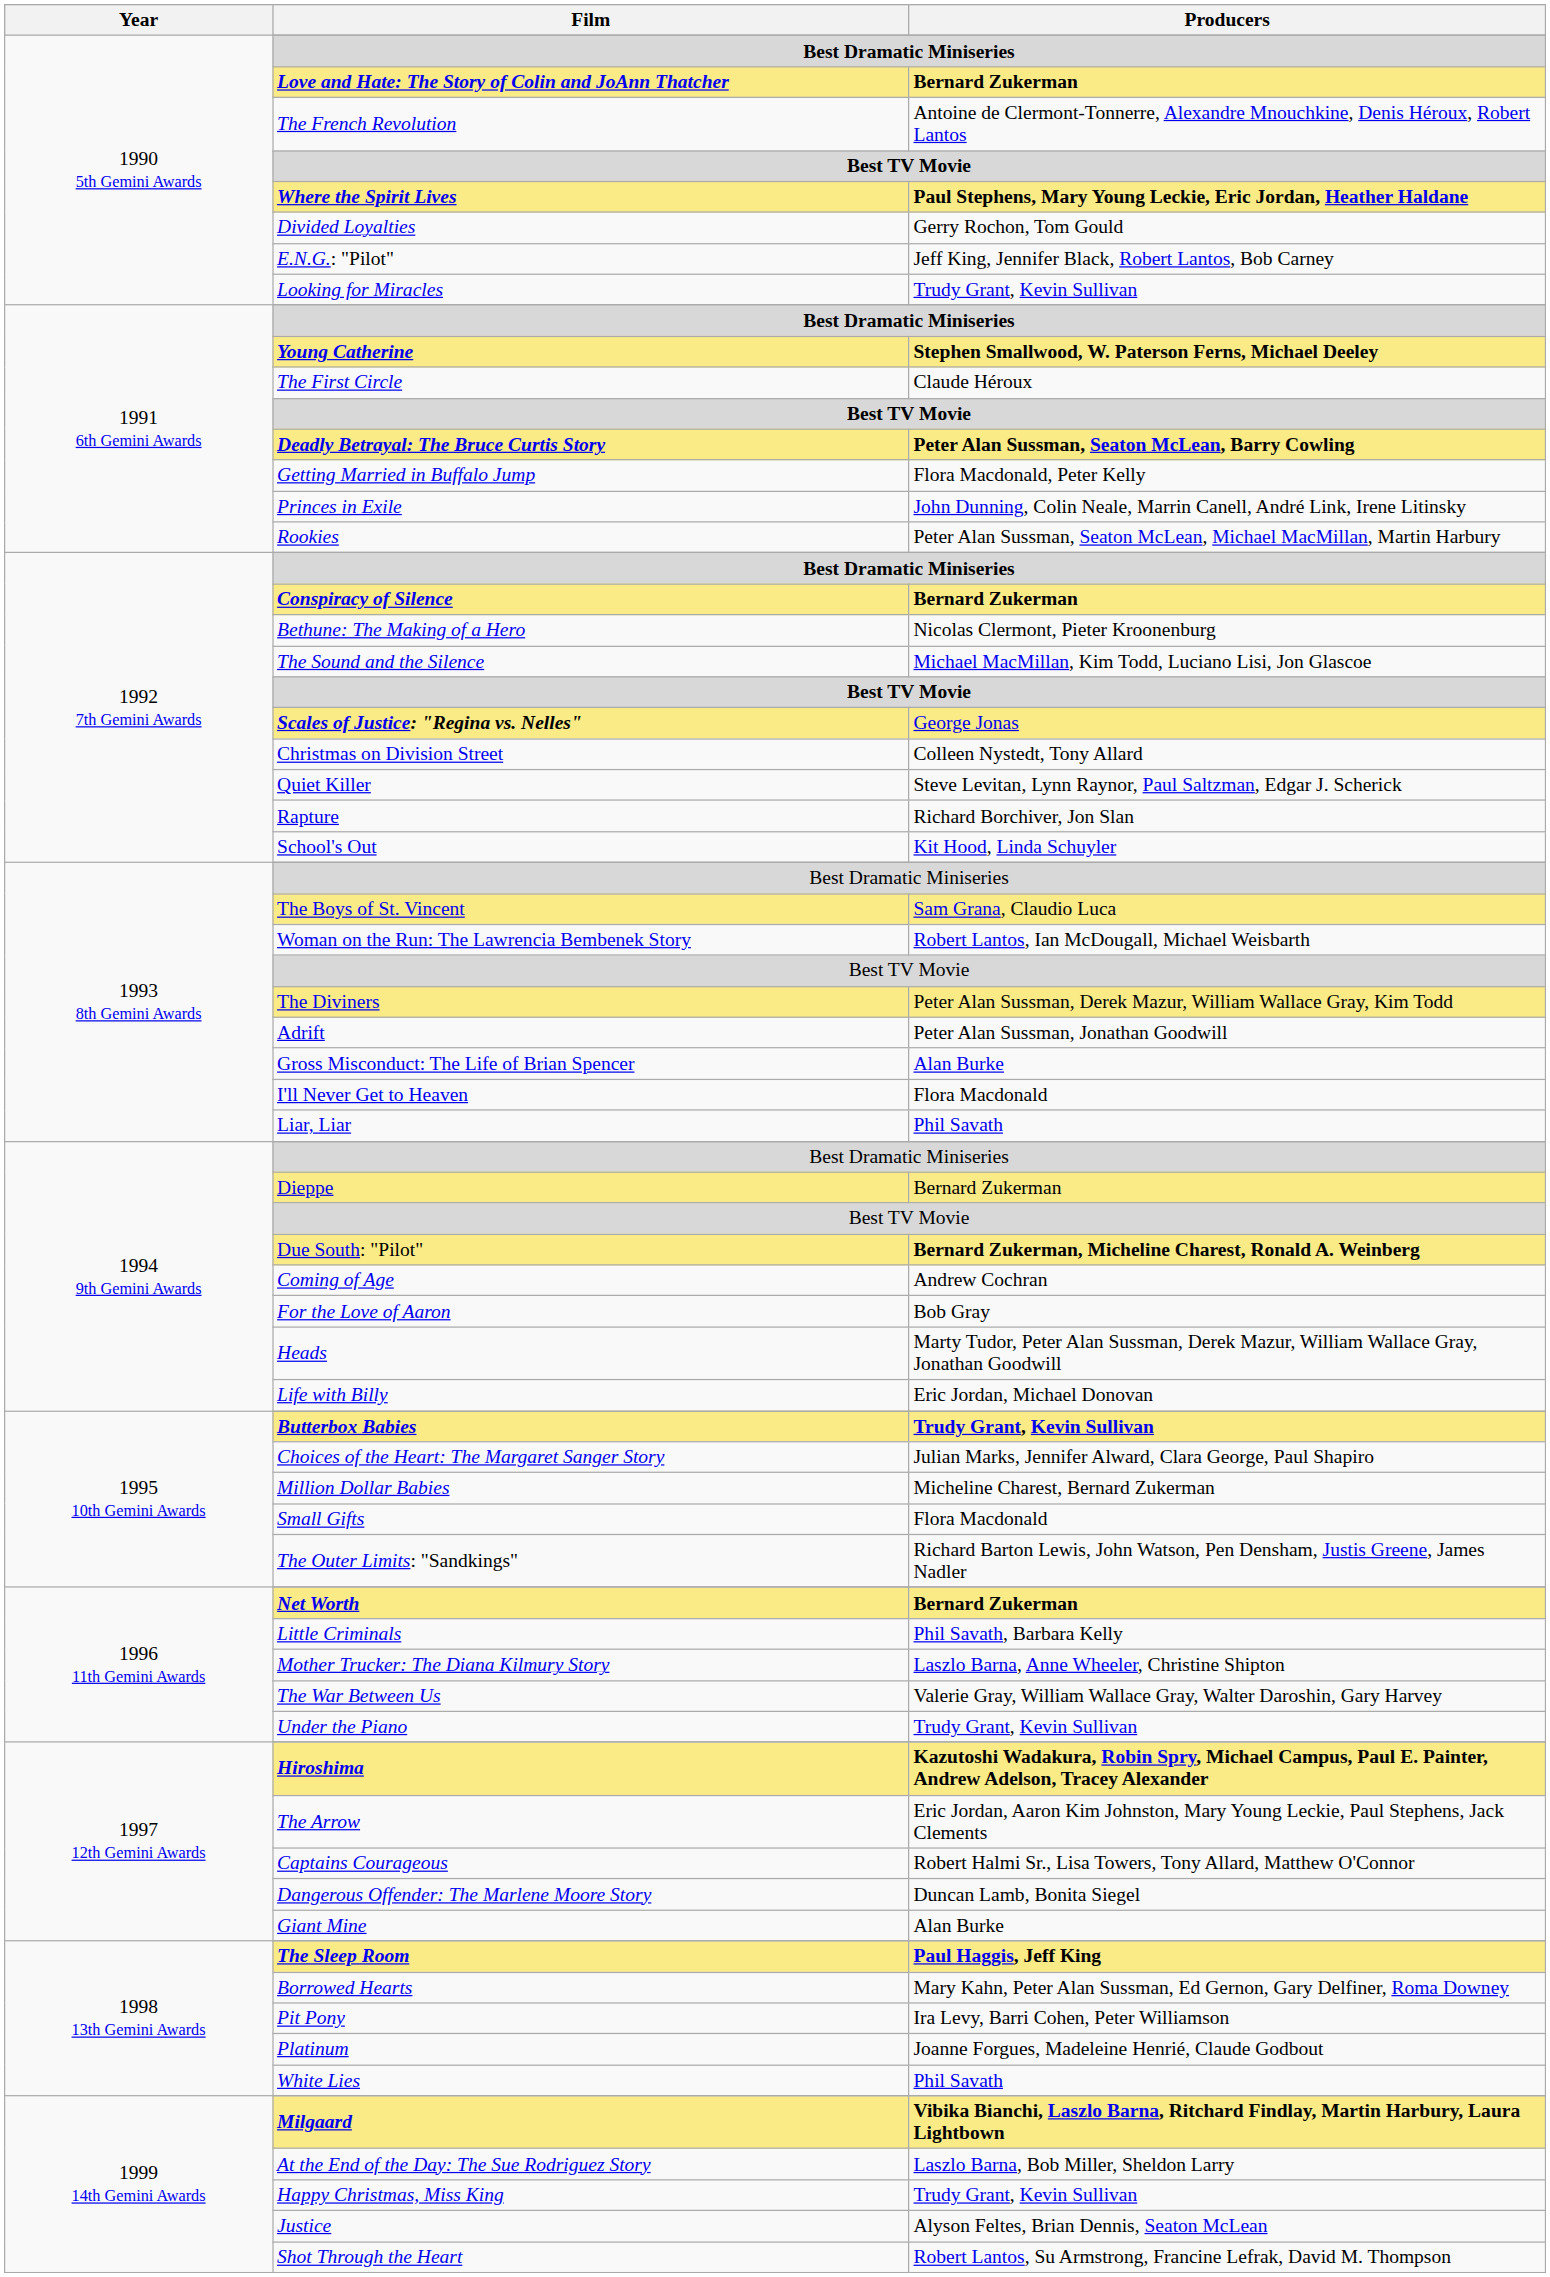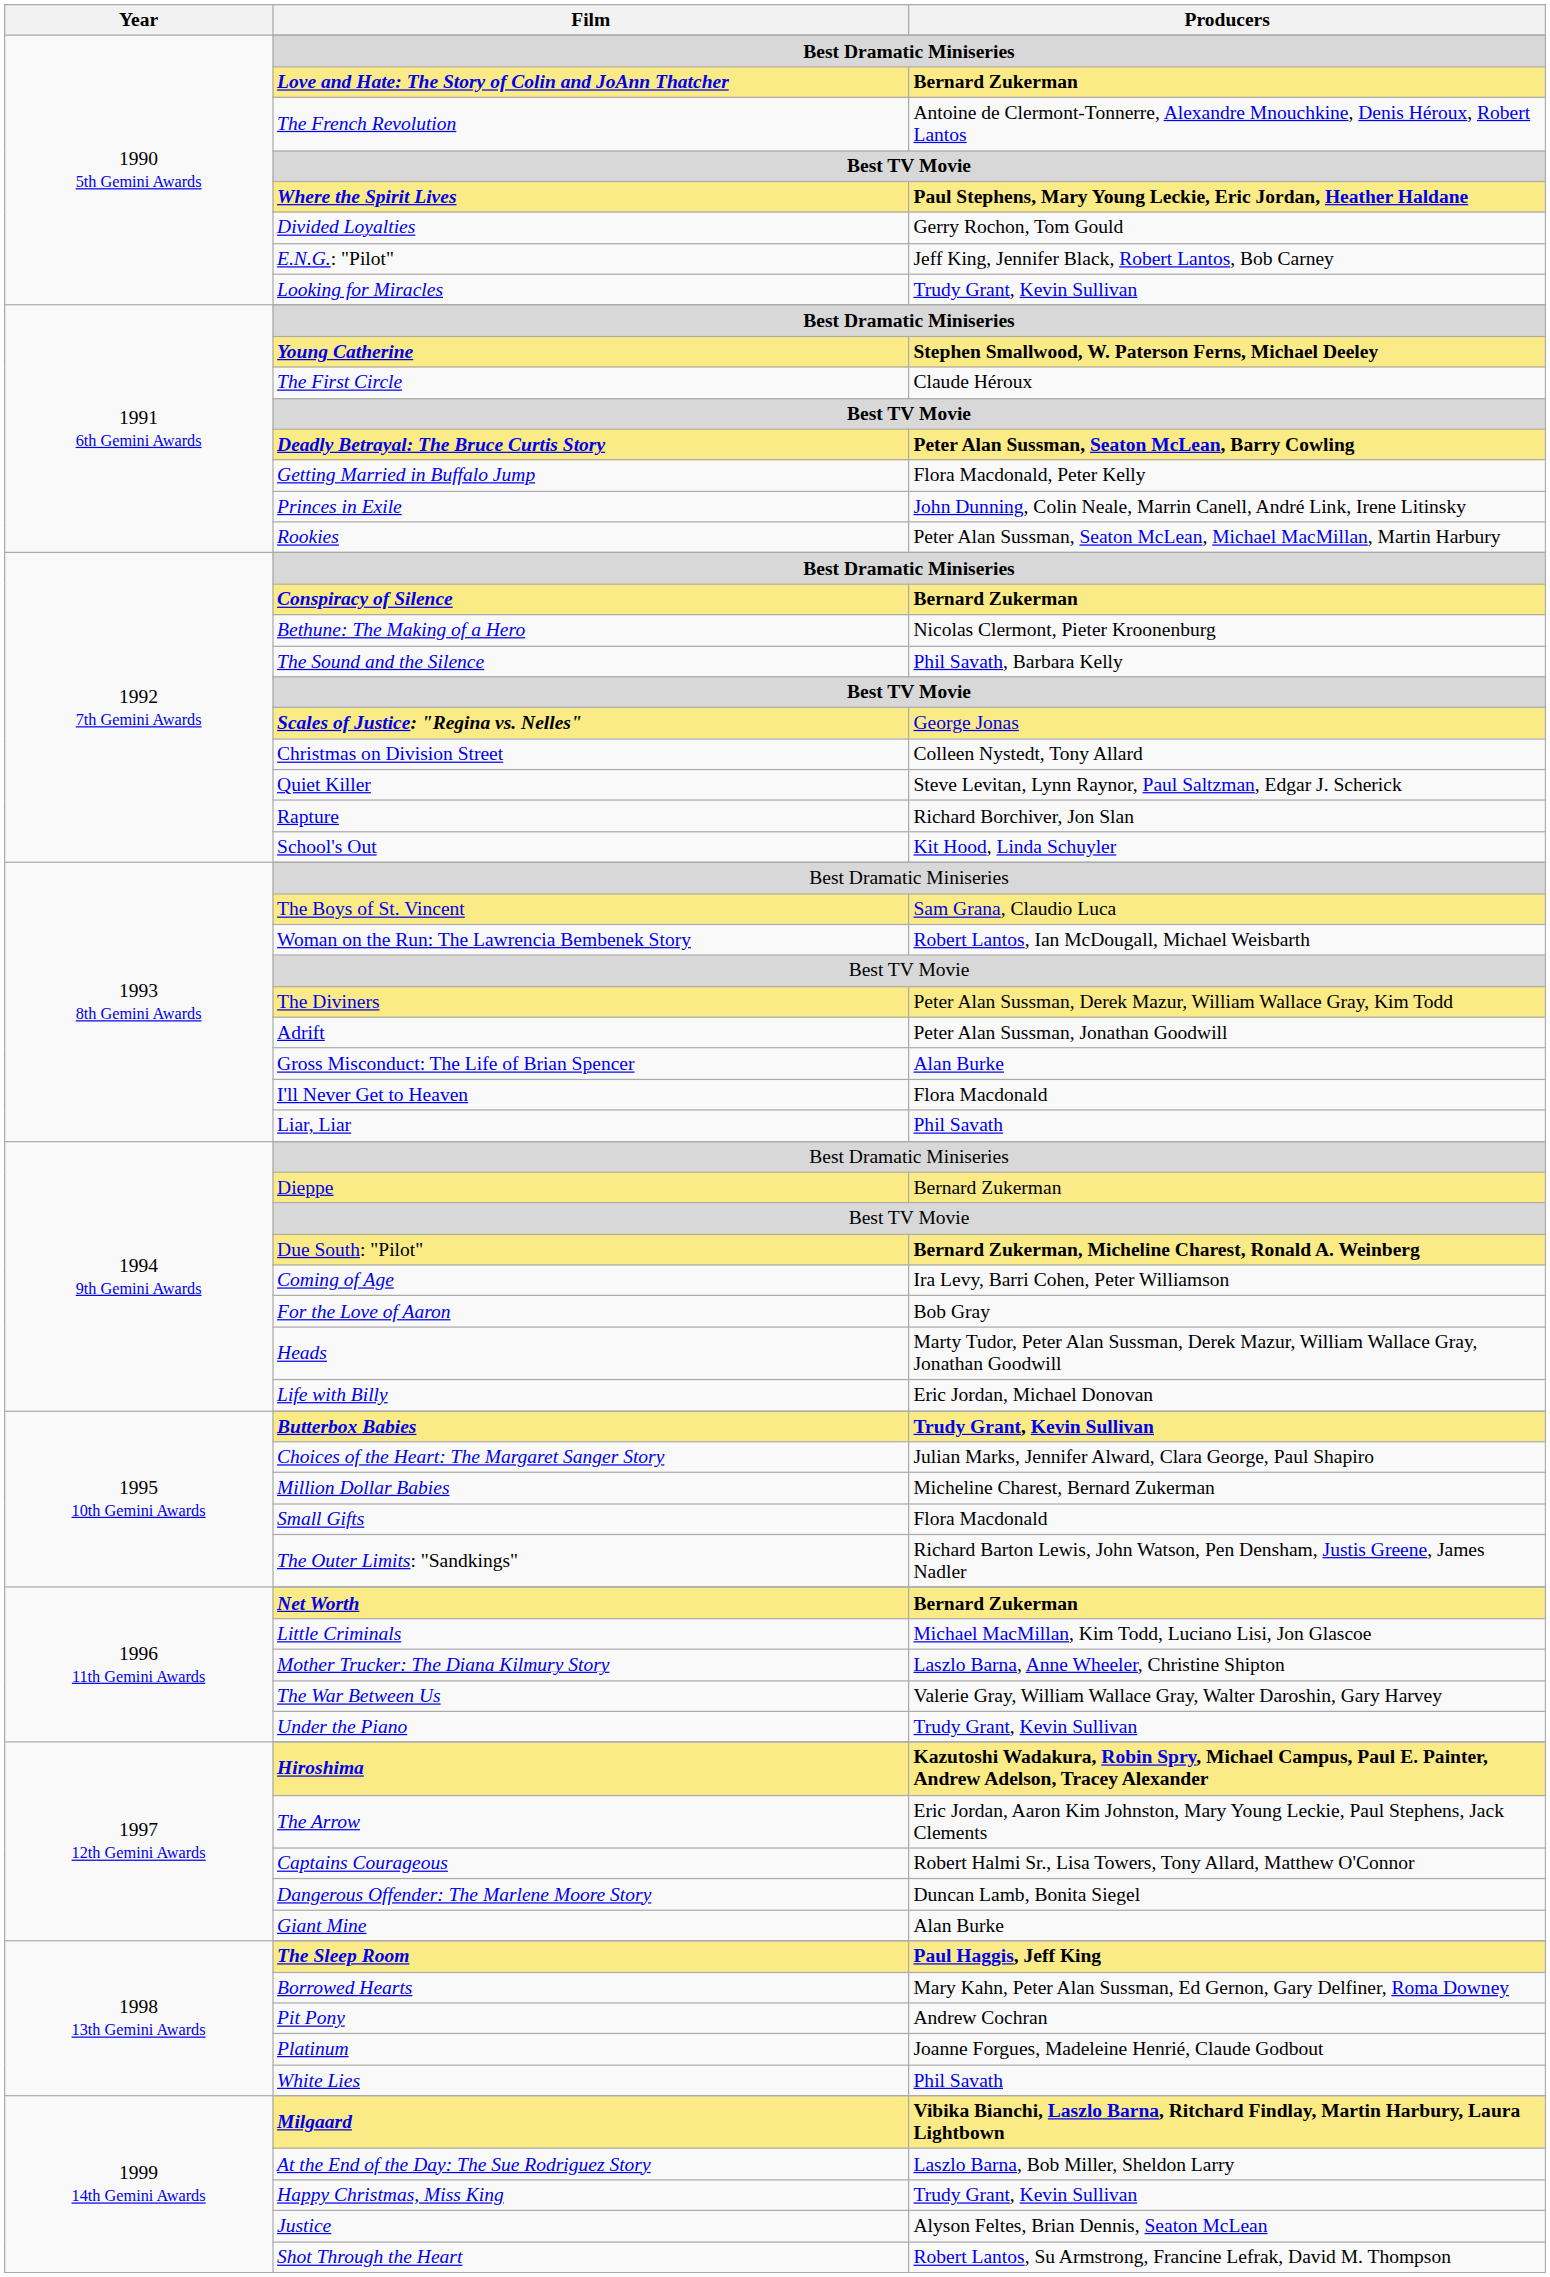(1143, 661) Michael MacMillan, Kim Todd, Luciano Lisi, Jon Glascoe -> (1018, 661) Phil Savath, Barbara Kelly
(980, 1280) Andrew Cochran -> (1071, 1280) Ira Levy, Barri Cohen, Peter Williamson
(1018, 1633) Phil Savath, Barbara Kelly -> (1143, 1633) Michael MacMillan, Kim Todd, Luciano Lisi, Jon Glascoe
(1071, 2018) Ira Levy, Barri Cohen, Peter Williamson -> (980, 2018) Andrew Cochran
